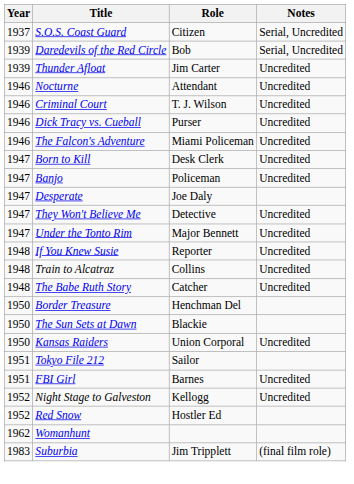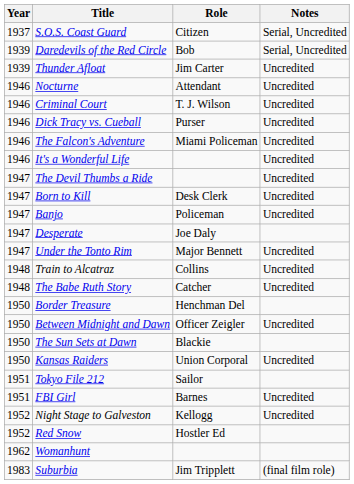+ row: (82, 159)
+ row: (94, 178)
- row: (88, 214)
- row: (77, 251)
+ row: (103, 324)
